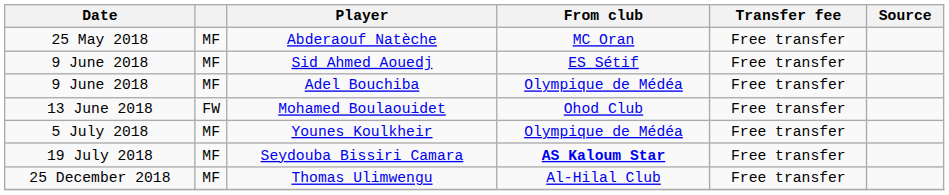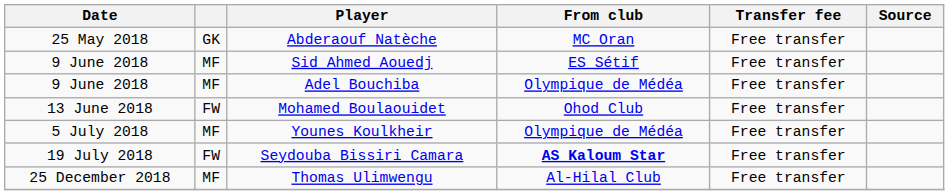(211, 39) MF -> (211, 39) GK
(211, 155) MF -> (211, 155) FW
